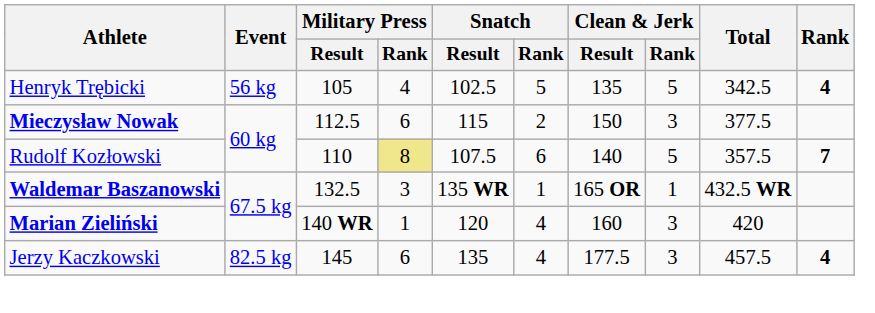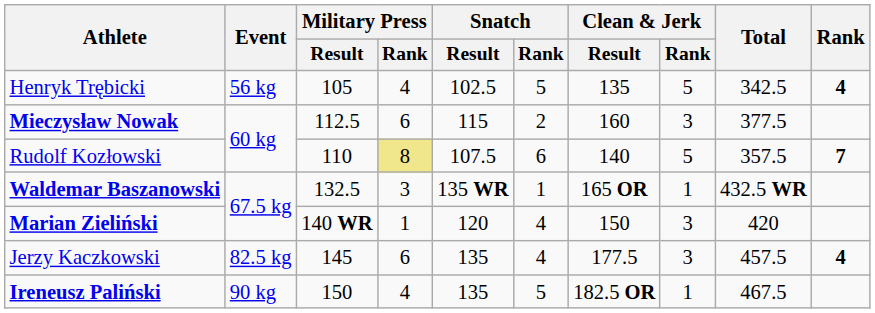(607, 121) 150 -> (614, 121) 160
(607, 223) 160 -> (614, 223) 150
+ row: (85, 291)
